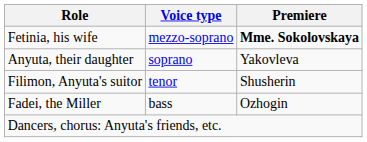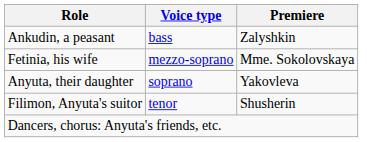+ row: (61, 37)
(299, 37) bold -> (297, 59) normal
- row: (54, 103)
